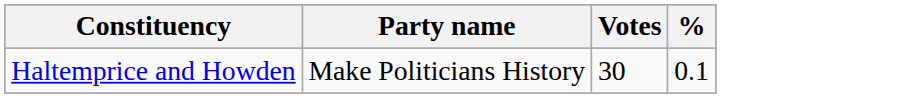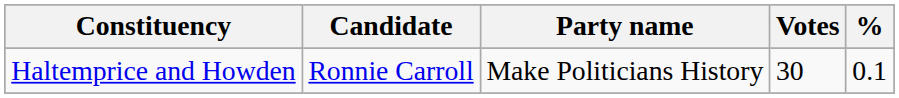+ column: (391, 26)
